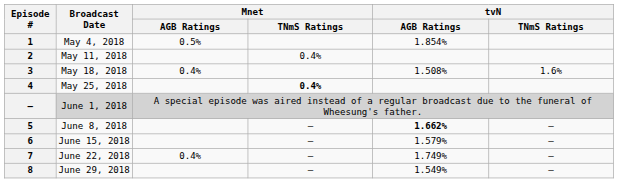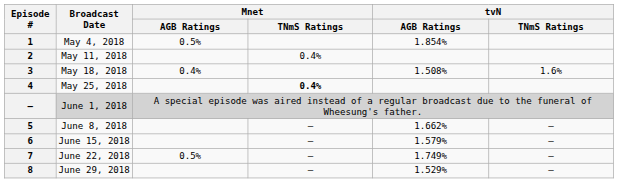(431, 126) bold -> (431, 126) normal
(190, 156) 0.4% -> (190, 156) 0.5%
(431, 171) 1.549% -> (431, 171) 1.529%
